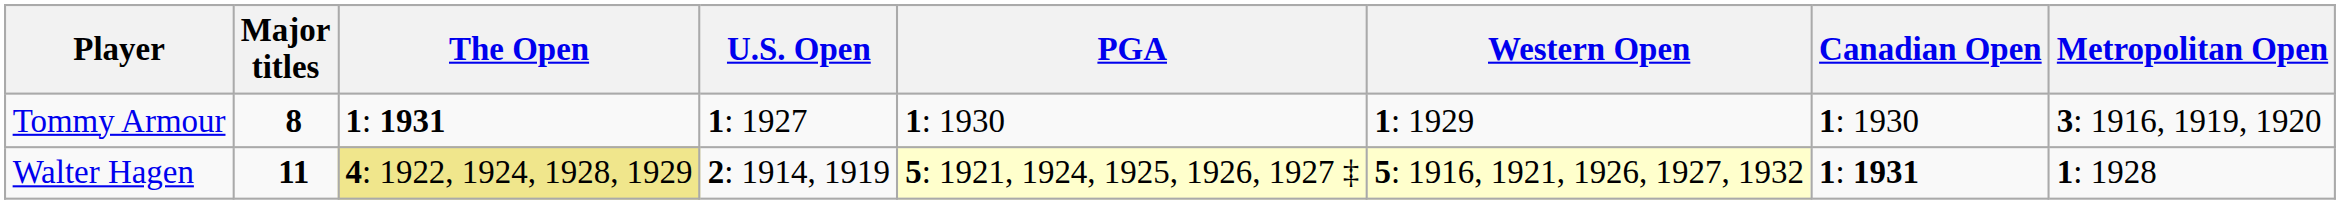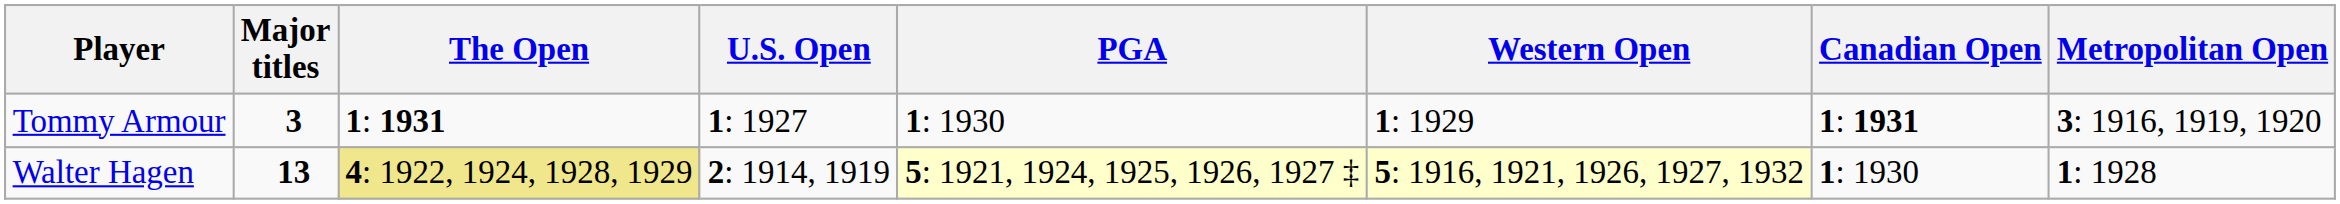(286, 119) 8 -> (286, 119) 3
(1869, 119) 1: 1930 -> (1869, 119) 1: 1931
(286, 172) 11 -> (286, 172) 13
(1869, 172) 1: 1931 -> (1869, 172) 1: 1930
